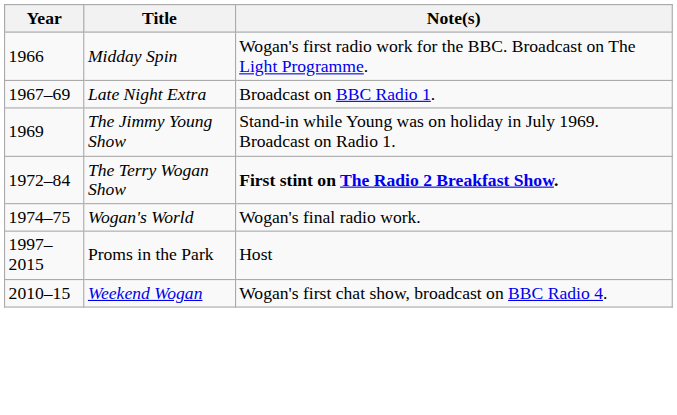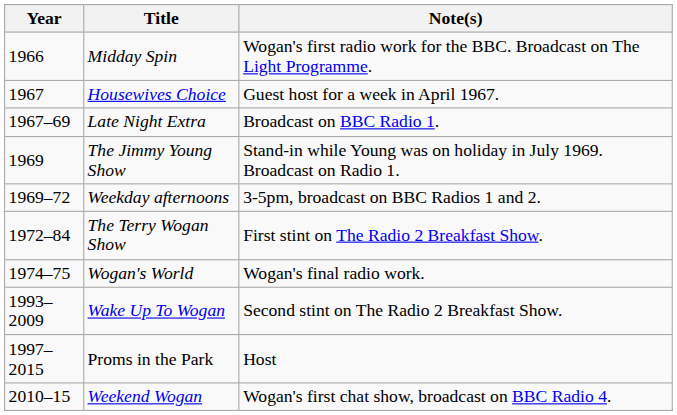+ row: (157, 94)
+ row: (158, 197)
(399, 179) bold -> (393, 235) normal
+ row: (156, 311)
